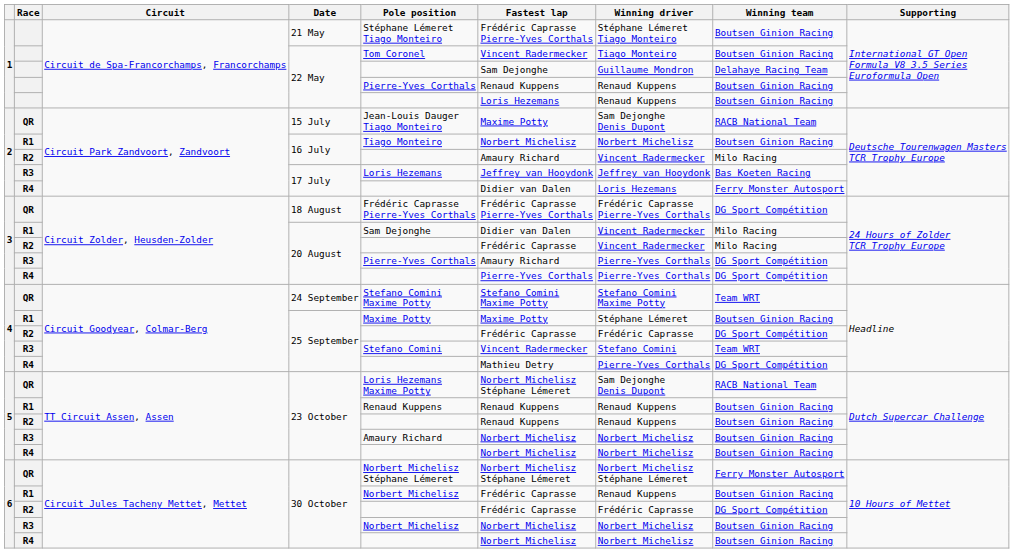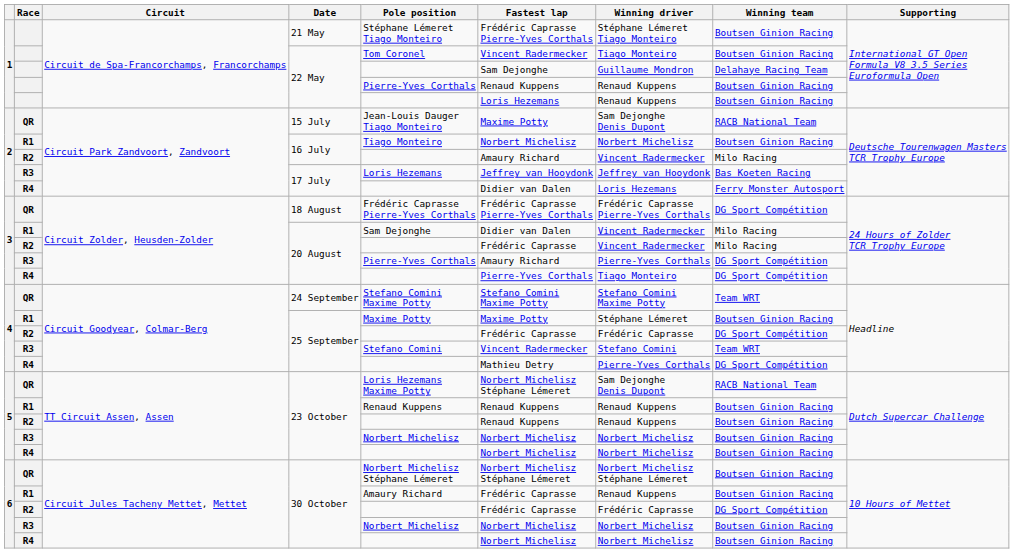(654, 277) Pierre-Yves Corthals -> (637, 277) Tiago Monteiro
(403, 437) Amaury Richard -> (411, 437) Norbert Michelisz
(780, 473) Ferry Monster Autosport -> (774, 473) Boutsen Ginion Racing
(411, 494) Norbert Michelisz -> (403, 494) Amaury Richard
